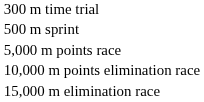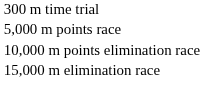- row: (41, 29)
